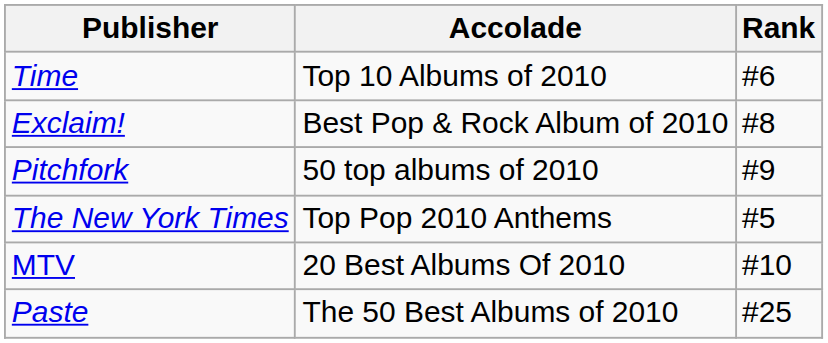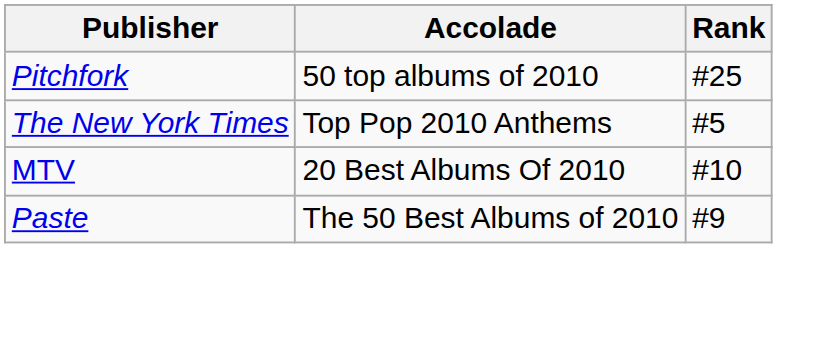- row: (45, 75)
- row: (68, 123)
(759, 170) #9 -> (717, 75) #25
(767, 312) #25 -> (709, 218) #9
